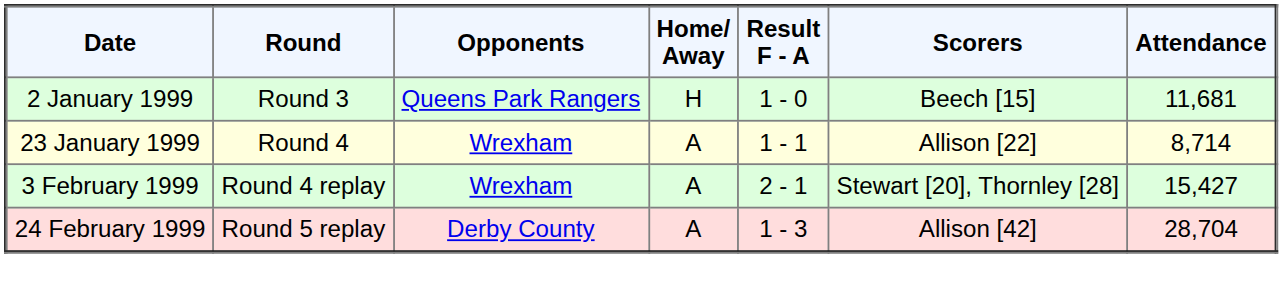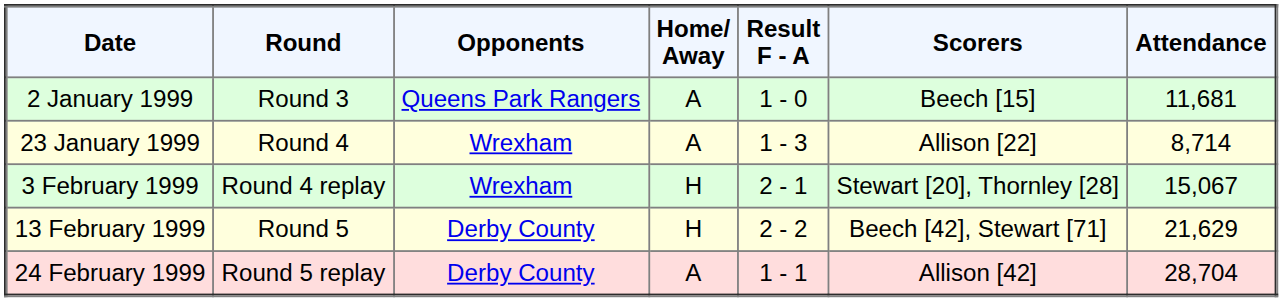(693, 99) H -> (693, 99) A
(783, 142) 1 - 1 -> (783, 142) 1 - 3
(693, 186) A -> (693, 186) H
(1201, 186) 15,427 -> (1201, 186) 15,067
+ row: (110, 229)
(783, 229) 1 - 3 -> (783, 273) 1 - 1
